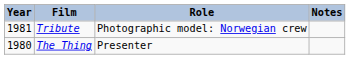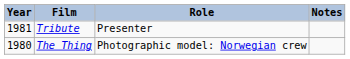(202, 30) Photographic model: Norwegian crew -> (125, 30) Presenter
(125, 46) Presenter -> (202, 46) Photographic model: Norwegian crew
